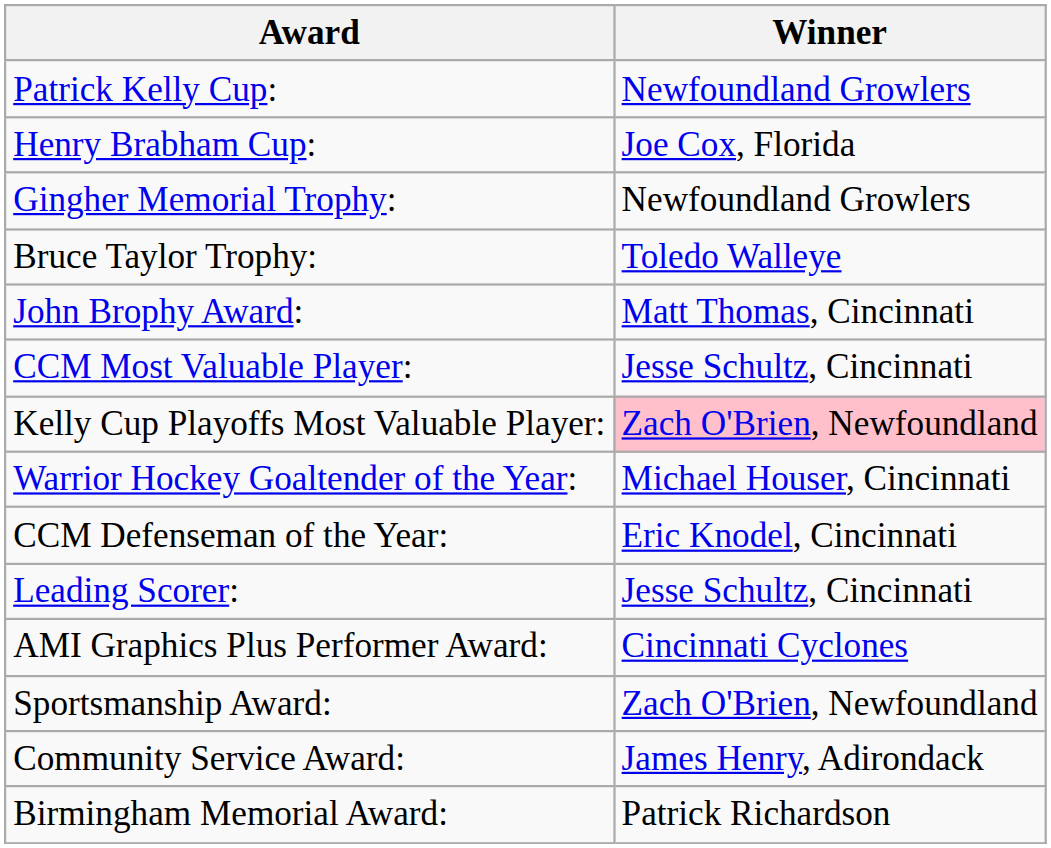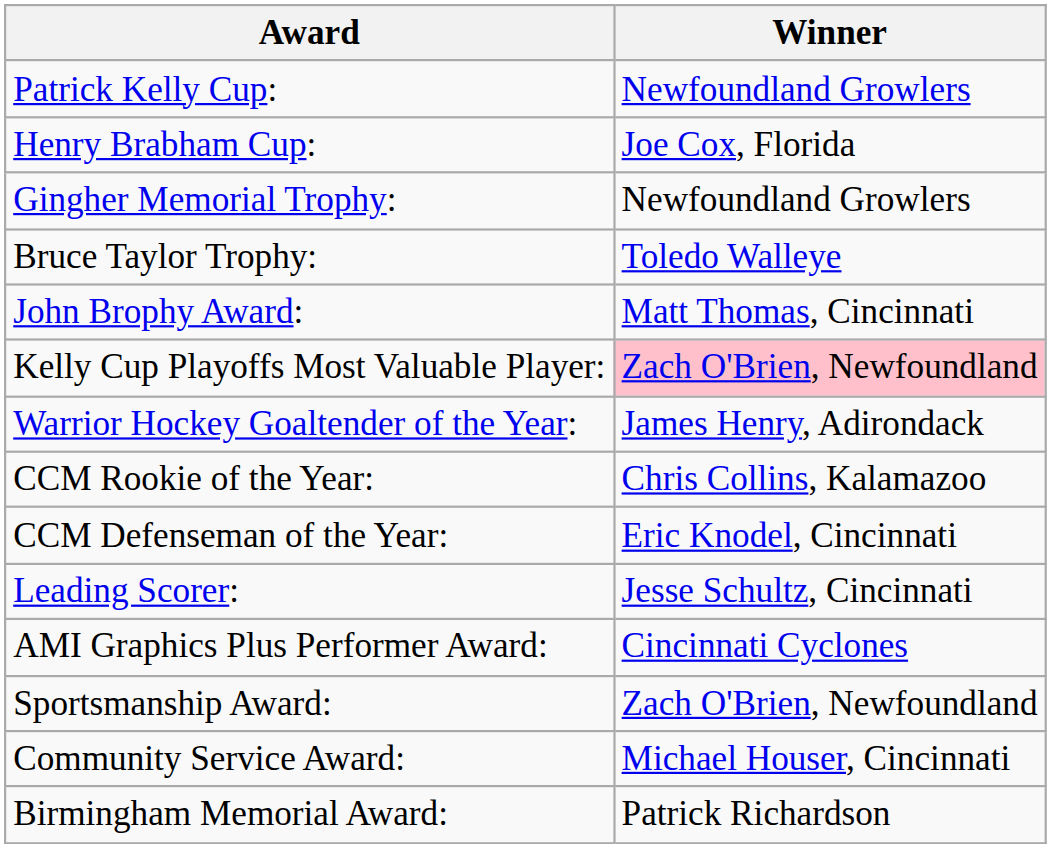- row: (213, 367)
(816, 479) Michael Houser, Cincinnati -> (803, 423) James Henry, Adirondack
+ row: (194, 479)
(803, 758) James Henry, Adirondack -> (816, 758) Michael Houser, Cincinnati
